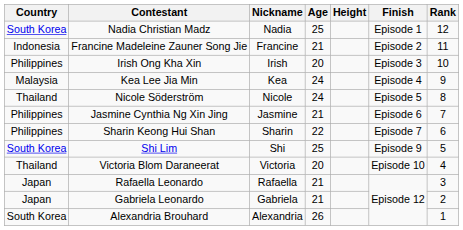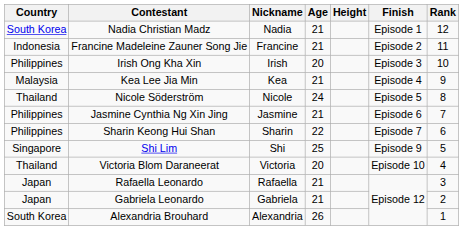(318, 30) 25 -> (318, 30) 21
(318, 81) 24 -> (318, 81) 21
(37, 149) South Korea -> (37, 149) Singapore
